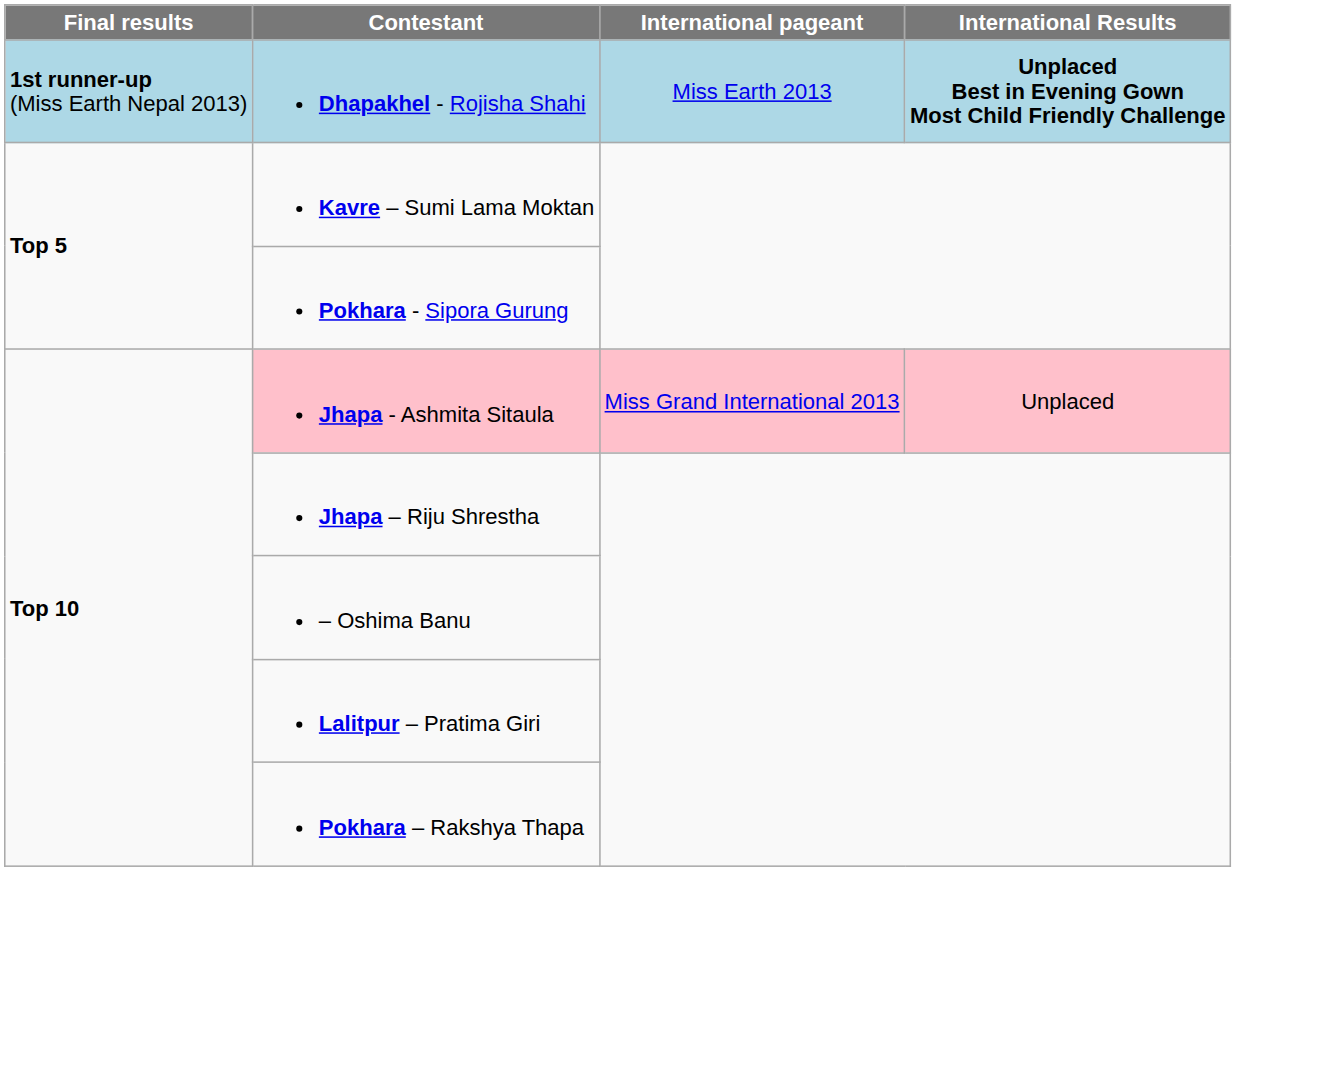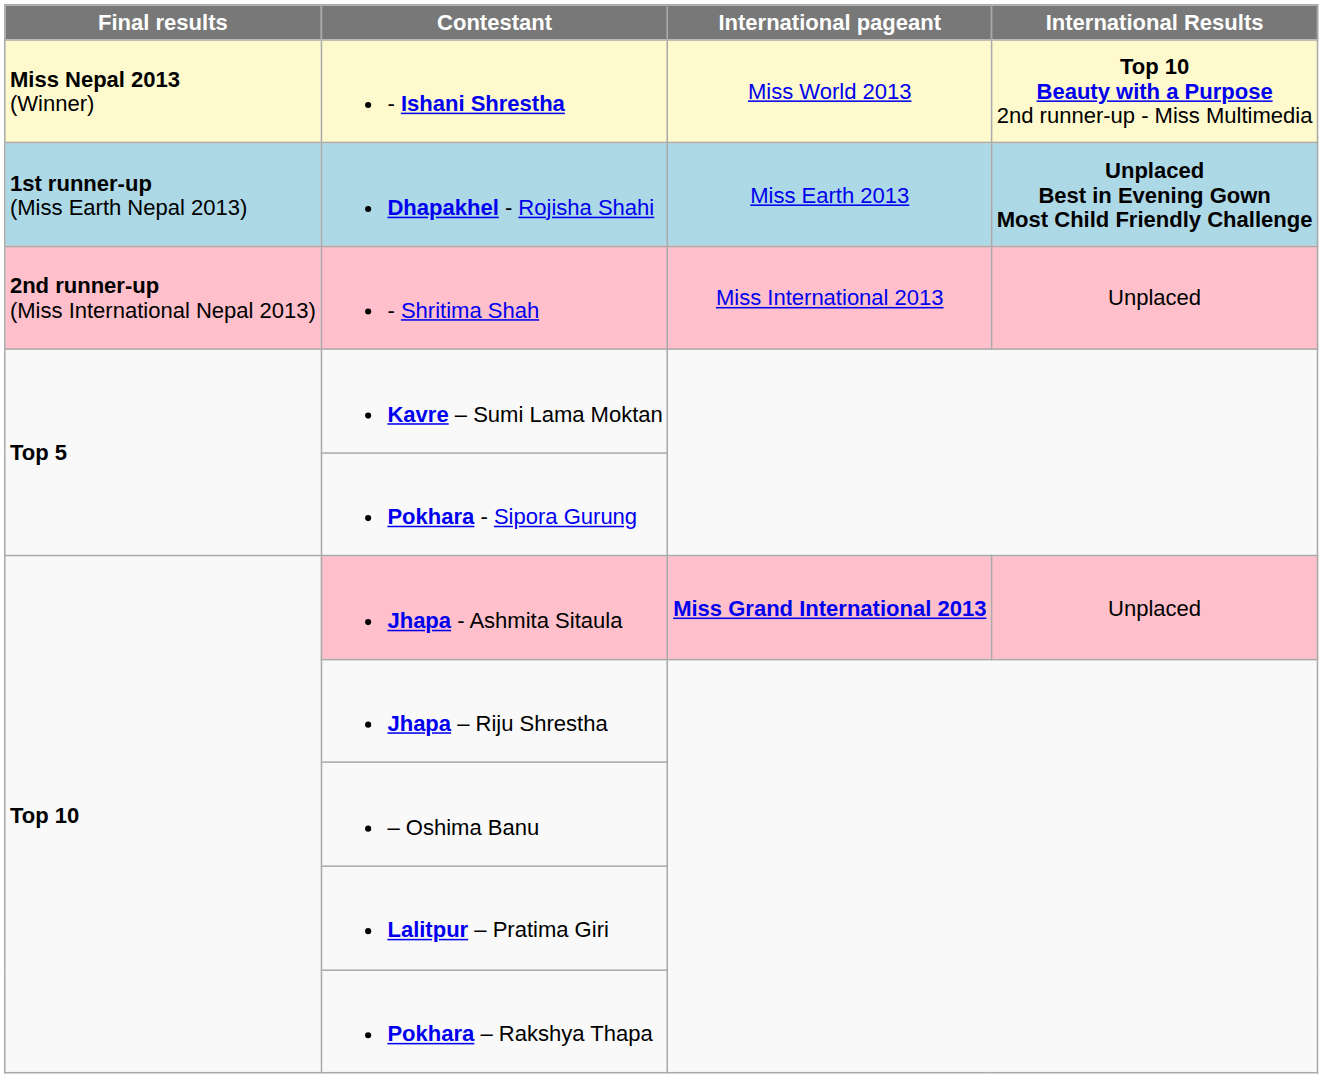+ row: (495, 104)
+ row: (495, 311)
(752, 402) normal -> (830, 608) bold
